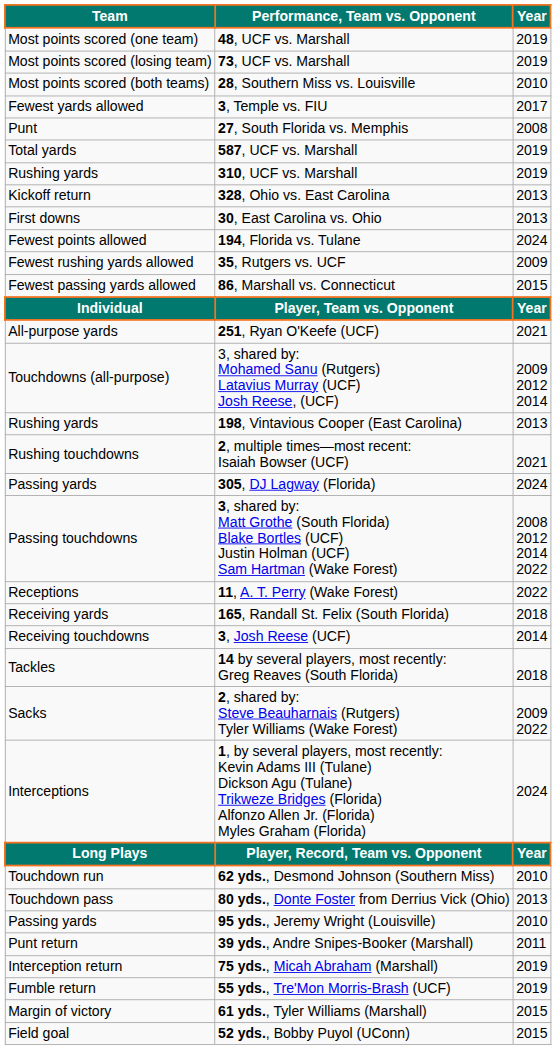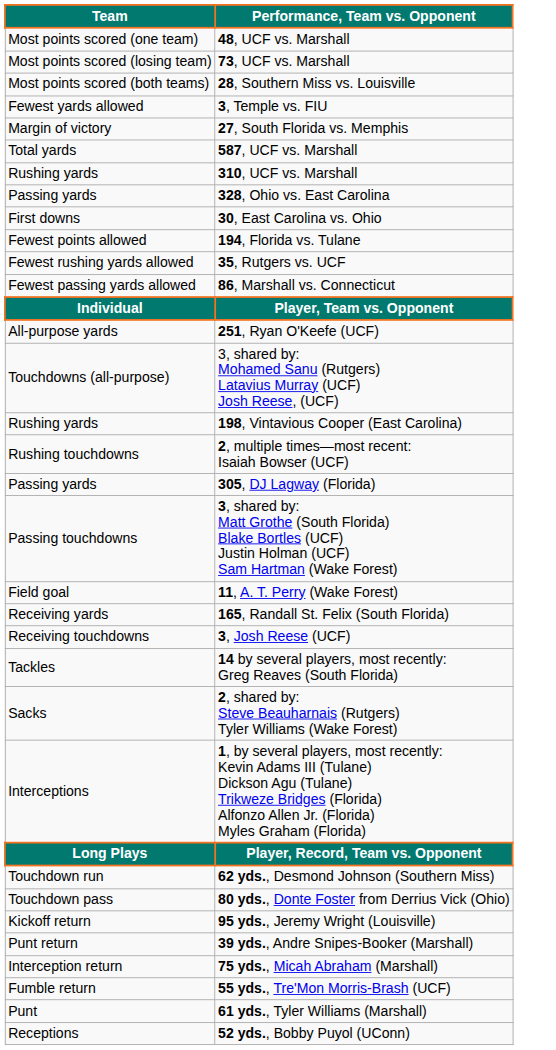- column: (532, 16)
(23, 129) Punt -> (60, 129) Margin of victory
(49, 196) Kickoff return -> (52, 196) Passing yards
(43, 592) Receptions -> (39, 592) Field goal
(52, 921) Passing yards -> (49, 921) Kickoff return
(60, 1011) Margin of victory -> (23, 1011) Punt
(39, 1033) Field goal -> (43, 1033) Receptions
